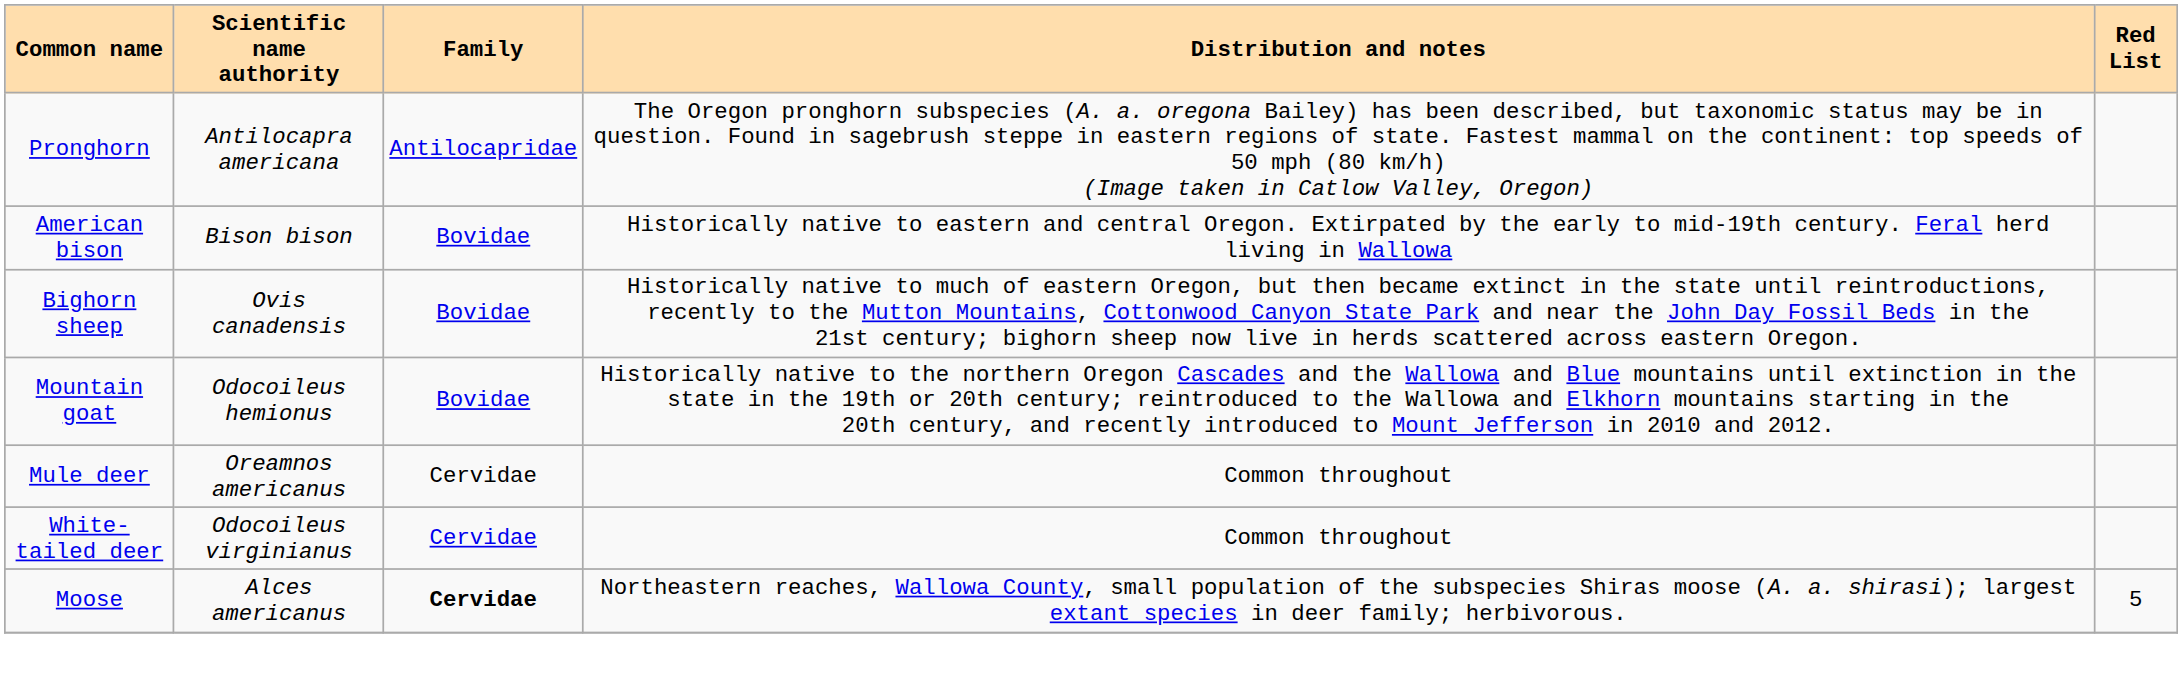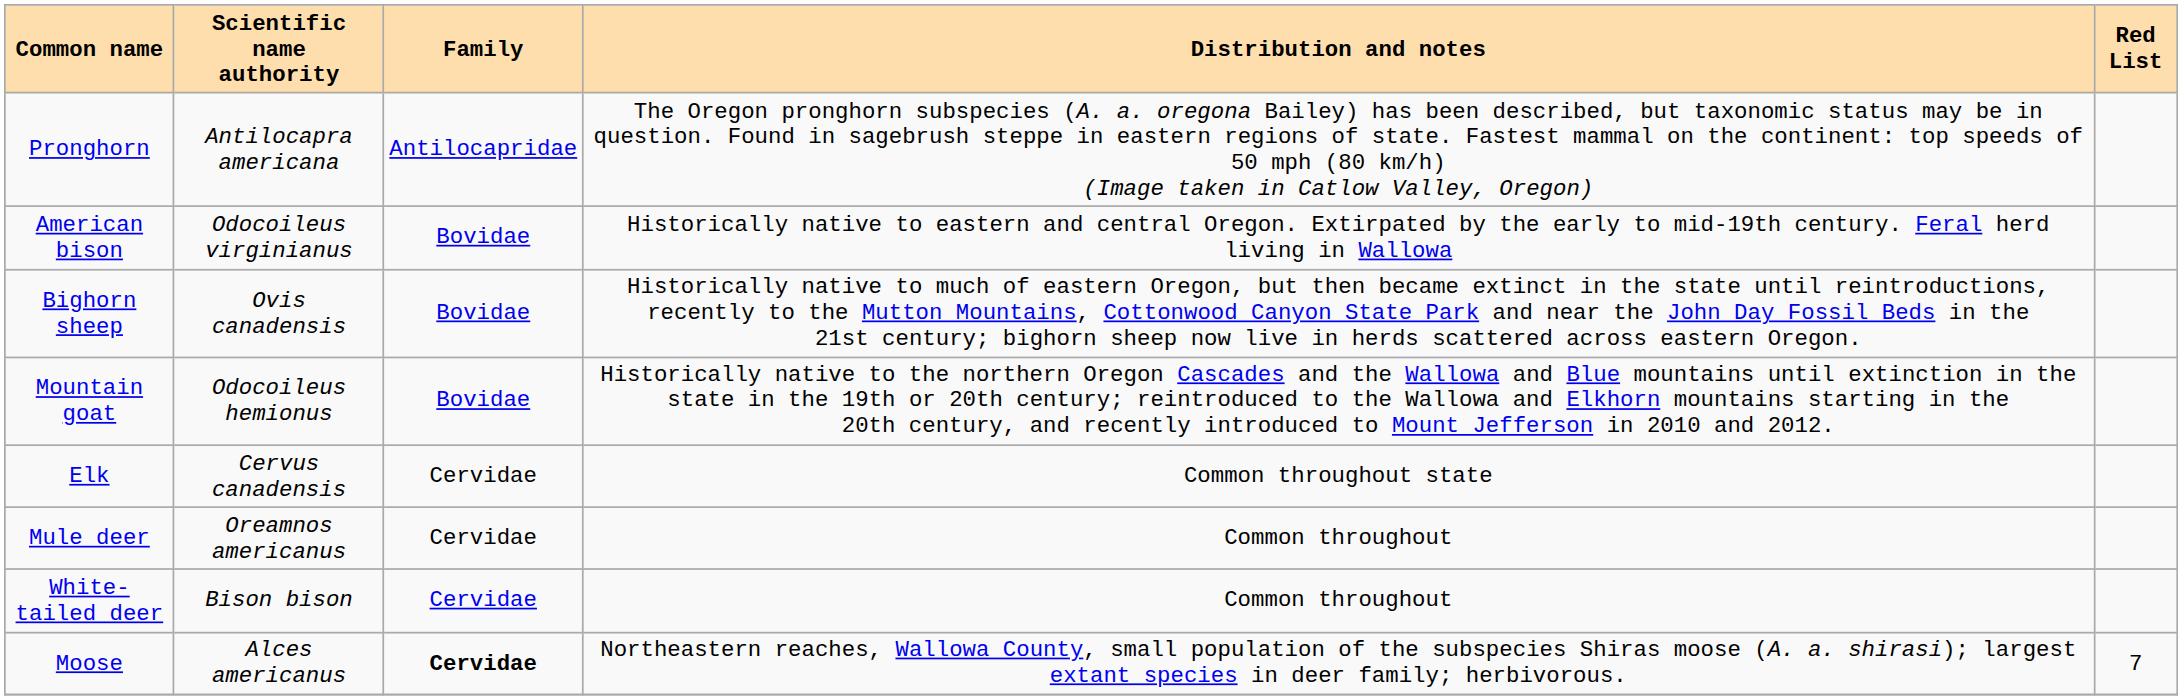(279, 238) Bison bison -> (279, 238) Odocoileus virginianus
+ row: (89, 476)
(279, 538) Odocoileus virginianus -> (279, 601) Bison bison
(2136, 601) 5 -> (2136, 663) 7
